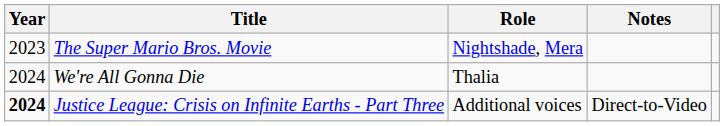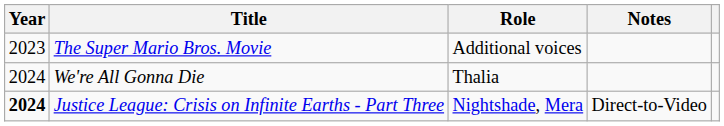(518, 47) Nightshade, Mera -> (517, 47) Additional voices
(517, 105) Additional voices -> (518, 105) Nightshade, Mera
